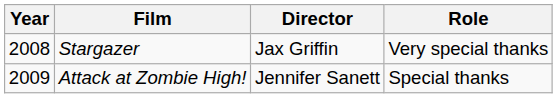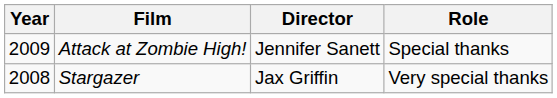rows swapped: (99, 48) <-> (153, 78)
